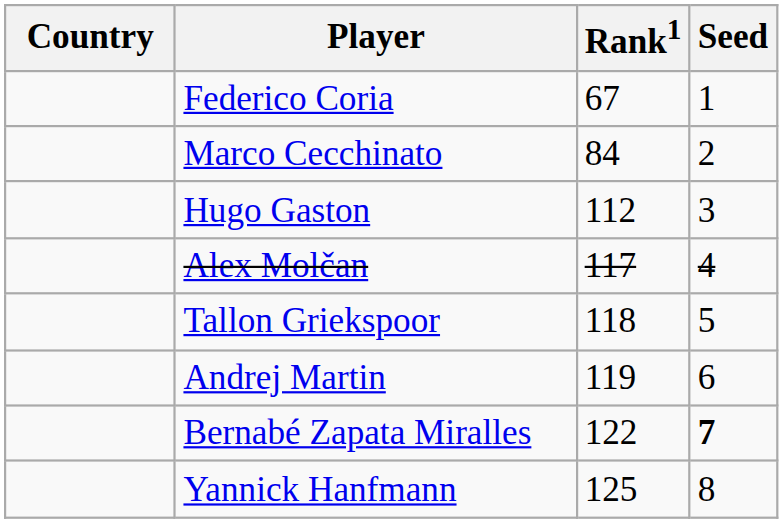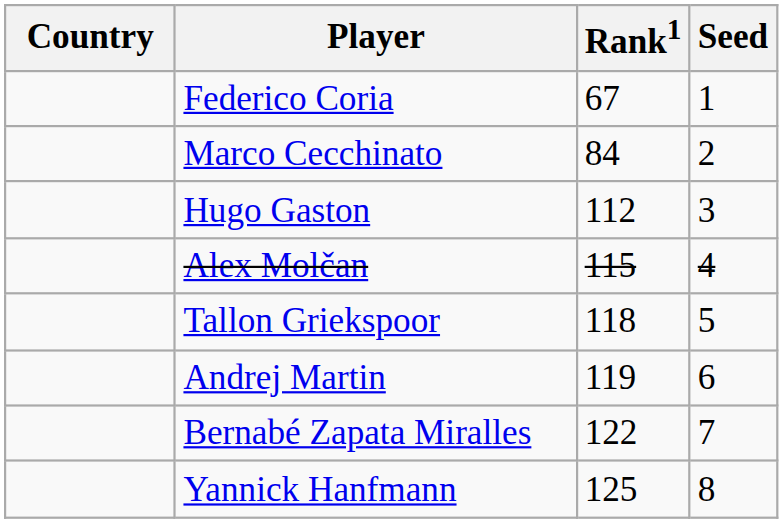(610, 265) 117 -> (610, 265) 115
(707, 432) bold -> (707, 432) normal
